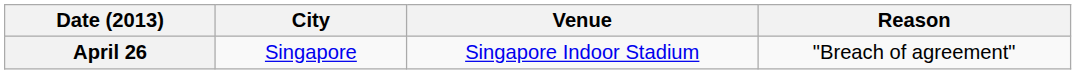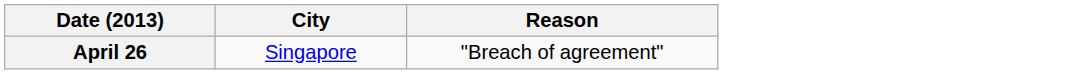- column: (582, 20)
